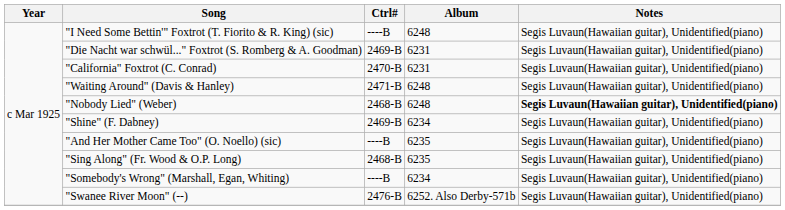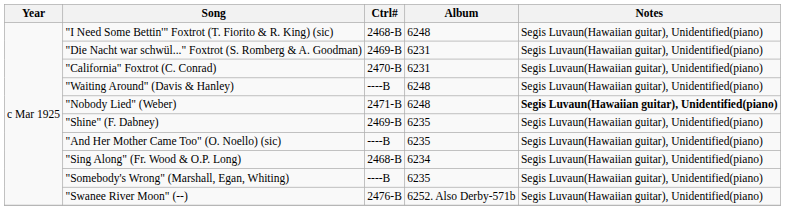(379, 31) ----B -> (385, 31) 2468-B
(385, 86) 2471-B -> (379, 86) ----B
(385, 104) 2468-B -> (385, 104) 2471-B
(419, 123) 6234 -> (419, 123) 6235
(419, 159) 6235 -> (419, 159) 6234
(419, 178) 6234 -> (419, 178) 6235
